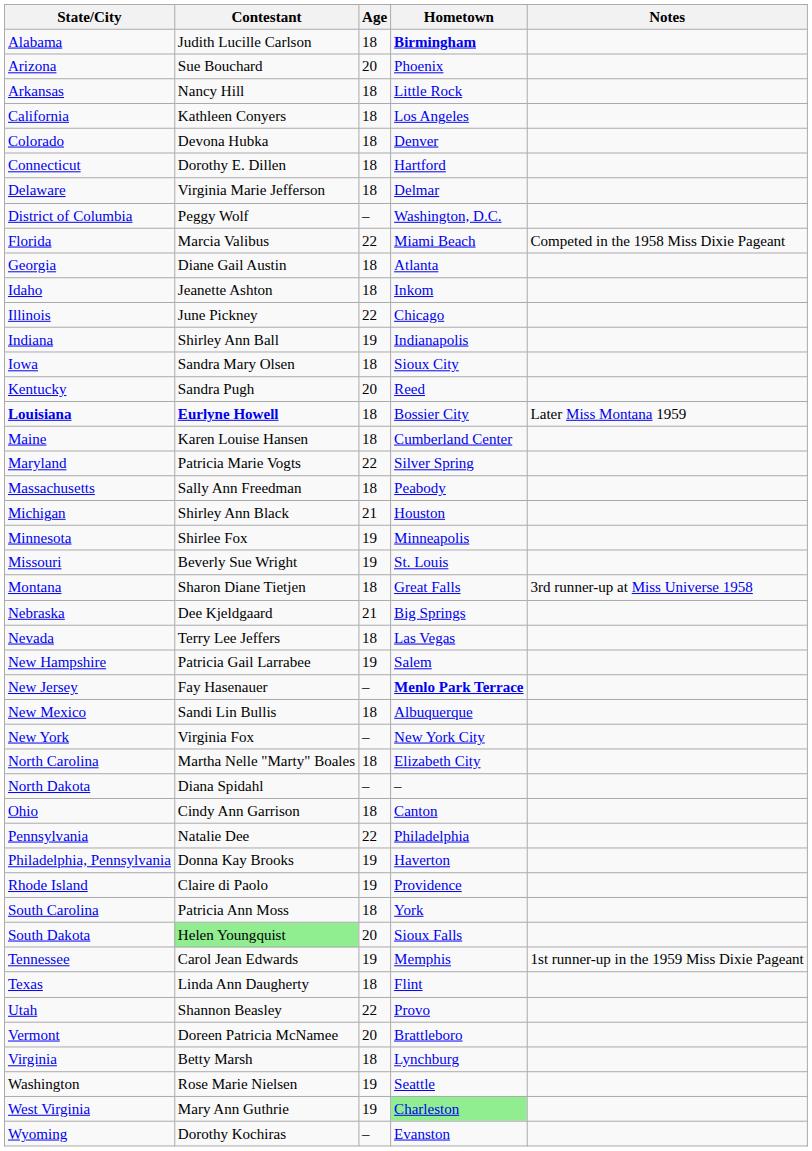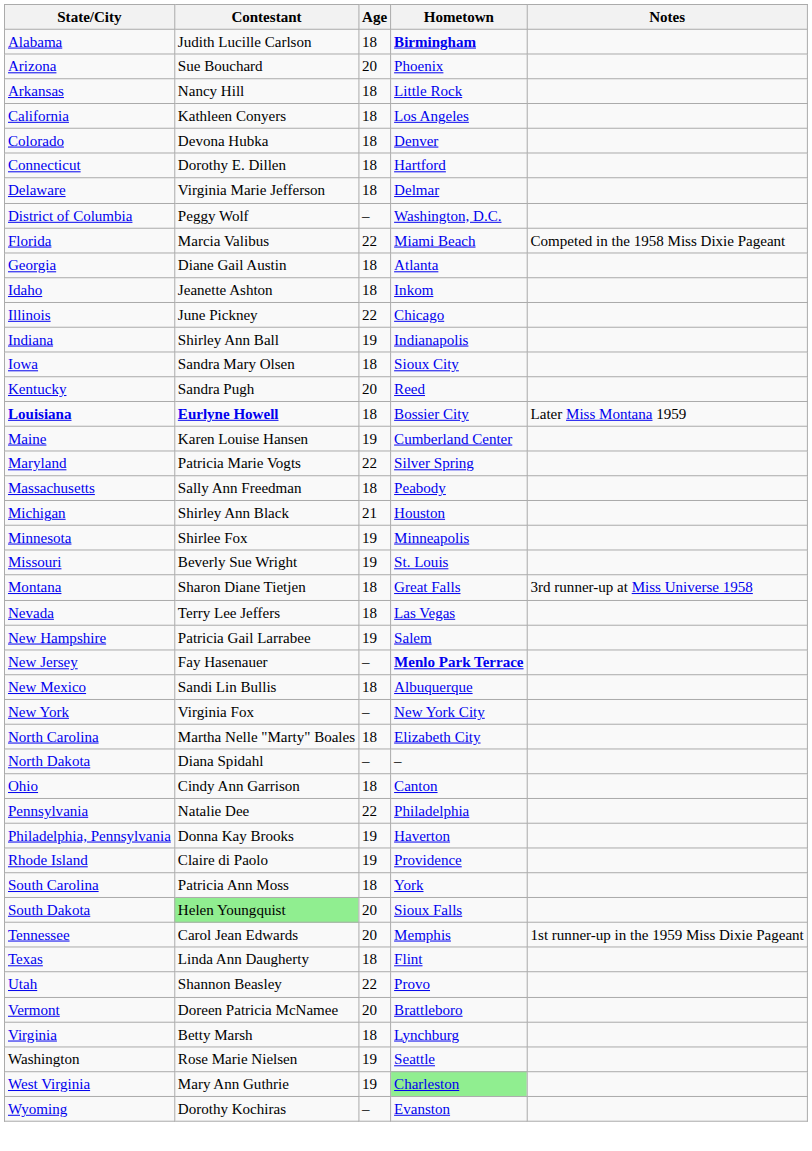(370, 438) 18 -> (370, 438) 19
- row: (36, 612)
(370, 959) 19 -> (370, 935) 20
